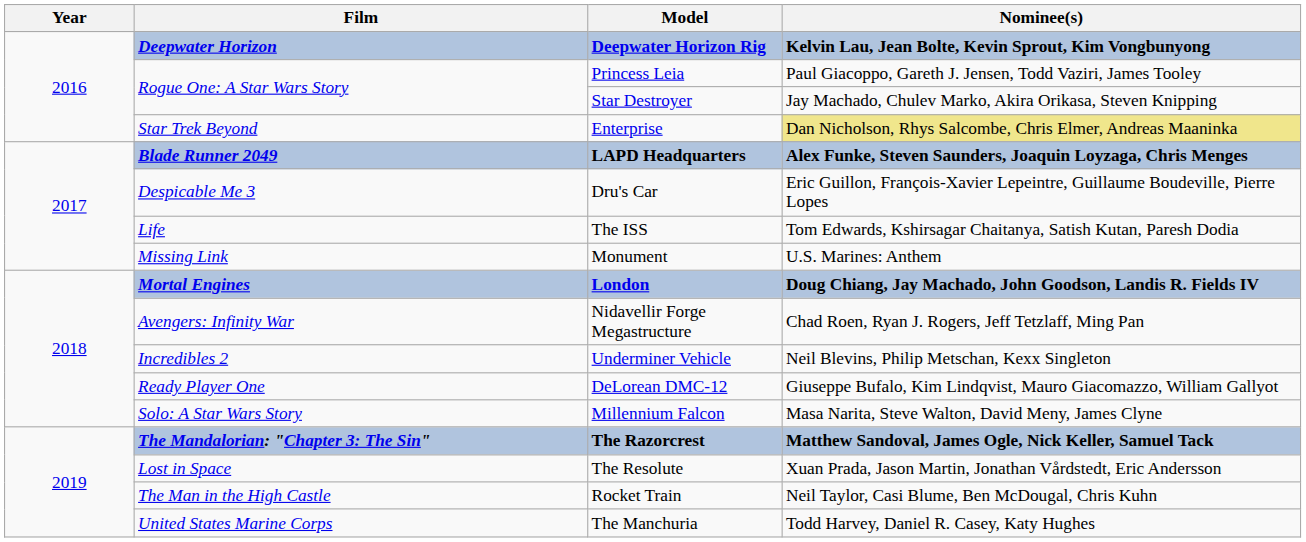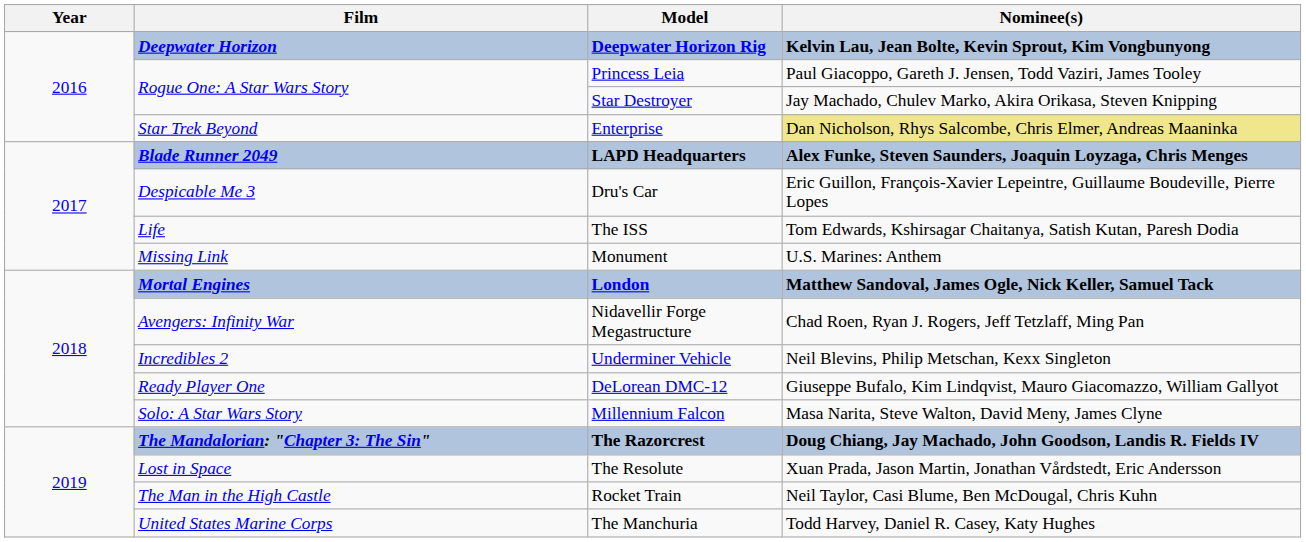(1022, 284) Doug Chiang, Jay Machado, John Goodson, Landis R. Fields IV -> (1000, 284) Matthew Sandoval, James Ogle, Nick Keller, Samuel Tack
(1000, 440) Matthew Sandoval, James Ogle, Nick Keller, Samuel Tack -> (1022, 440) Doug Chiang, Jay Machado, John Goodson, Landis R. Fields IV
